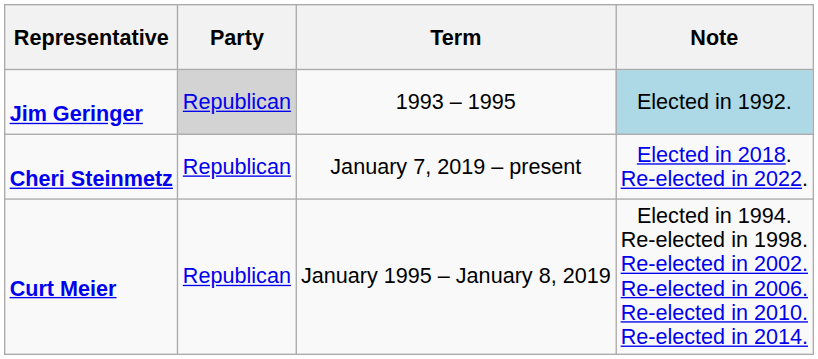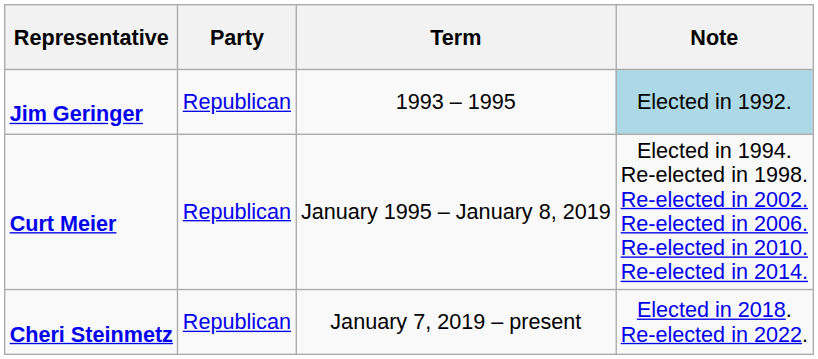(237, 101) lightgrey background -> (237, 101) no background
rows swapped: (63, 288) <-> (91, 178)
